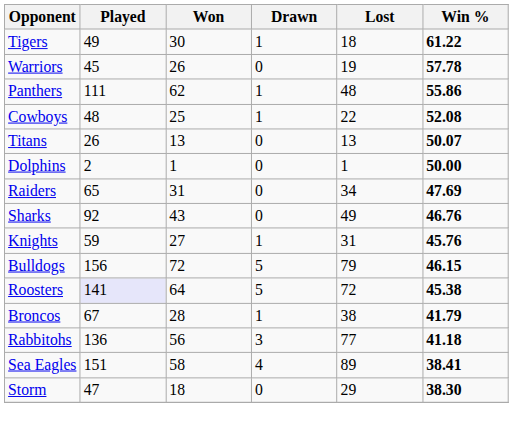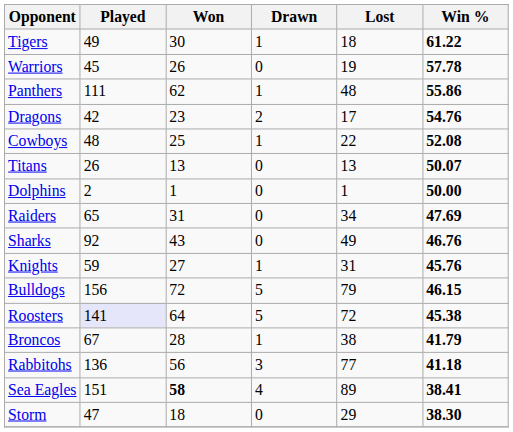+ row: (35, 116)
(177, 365) normal -> (177, 389) bold
